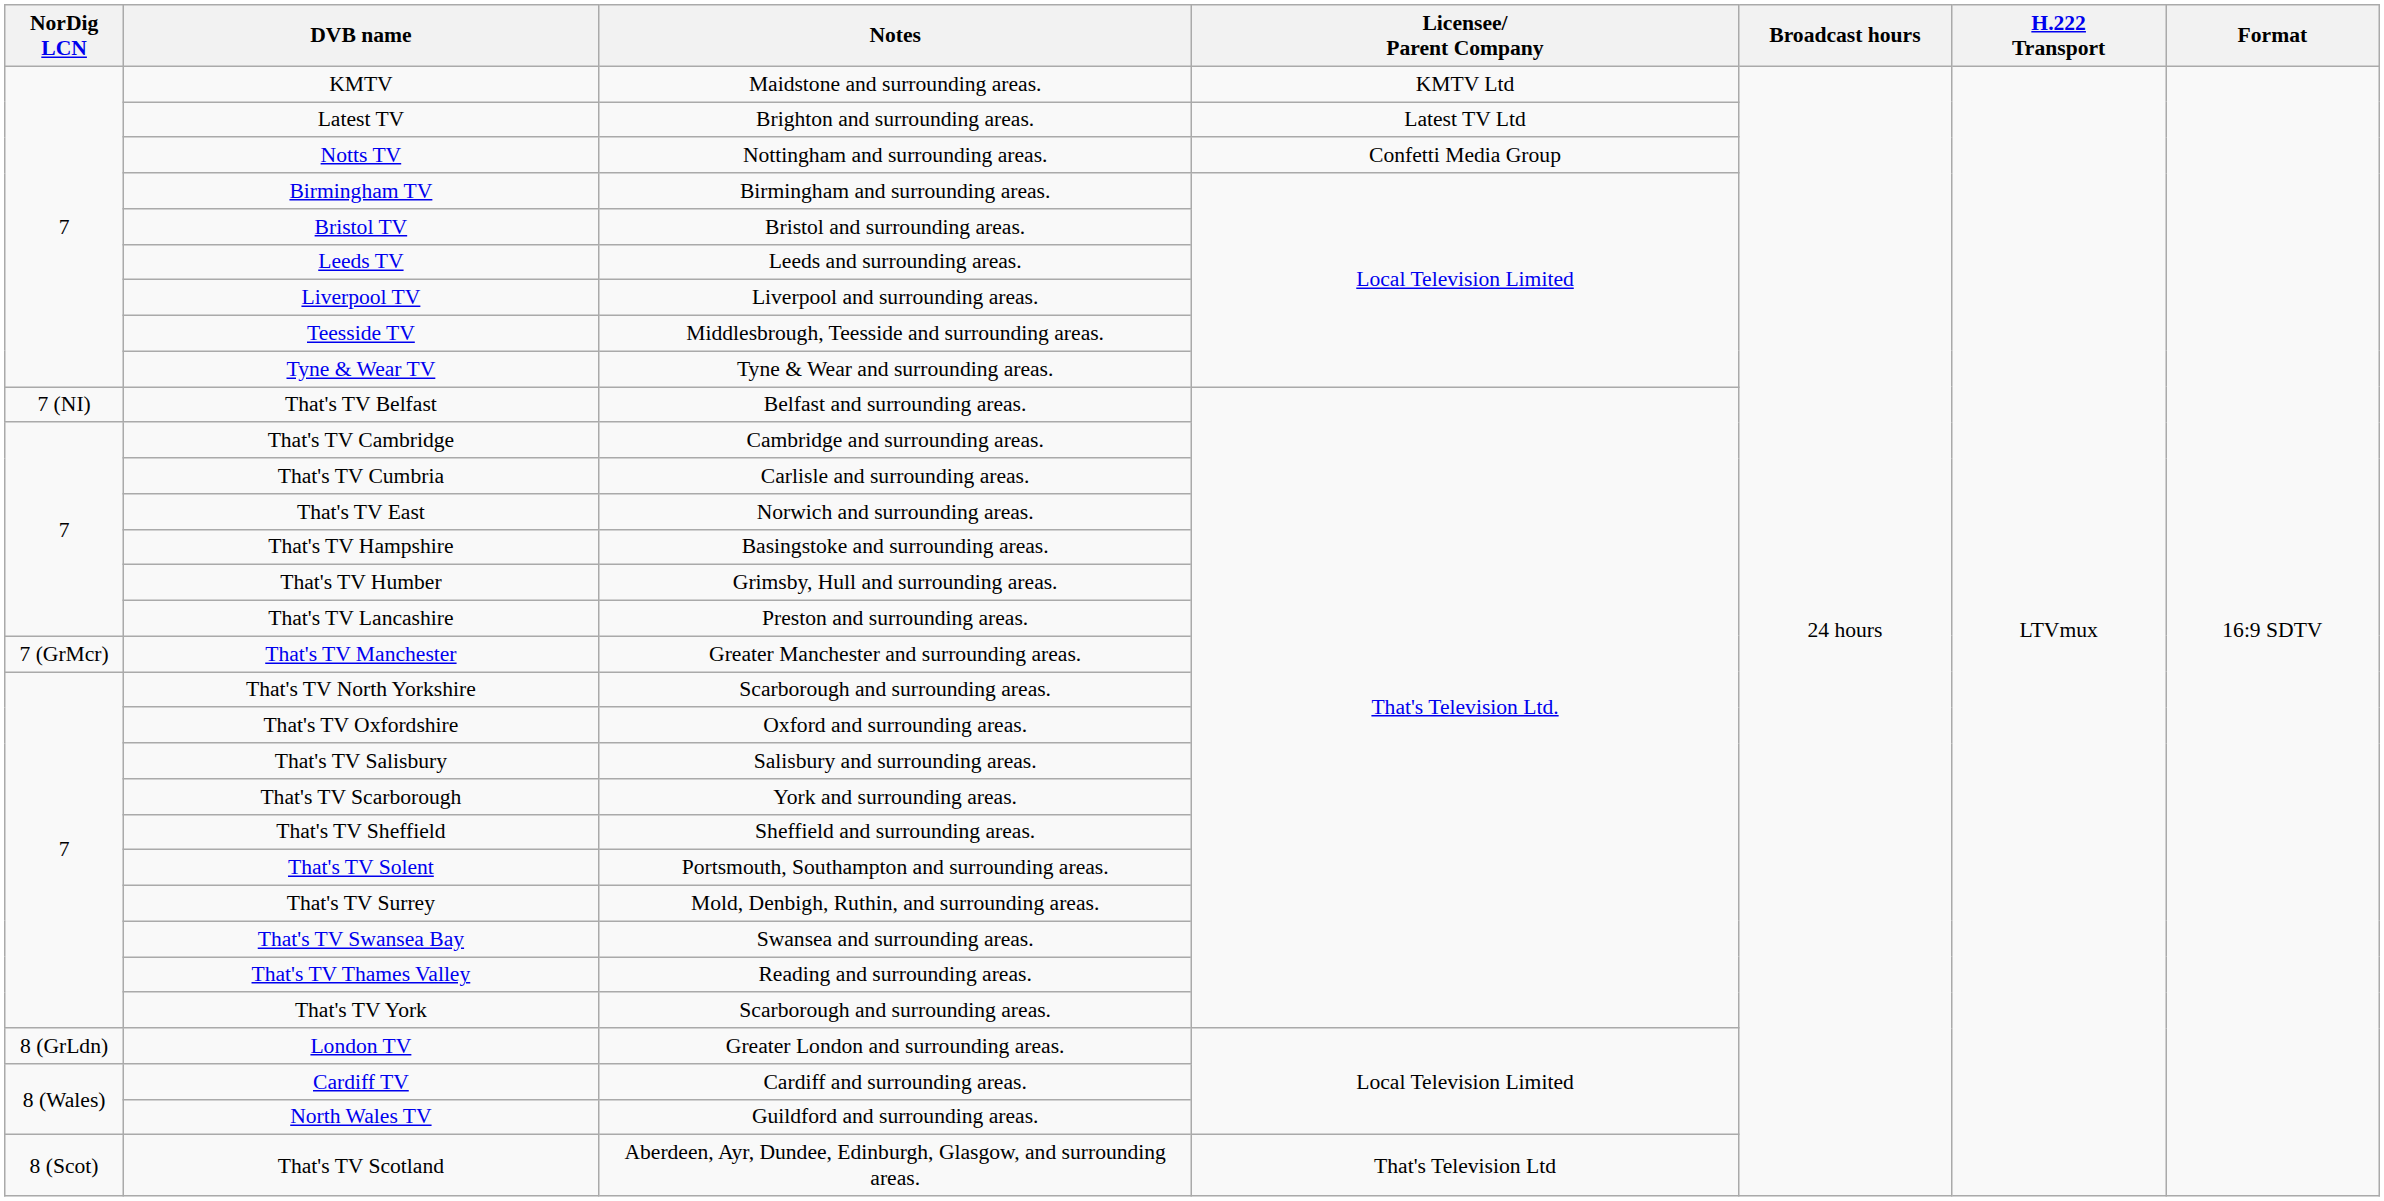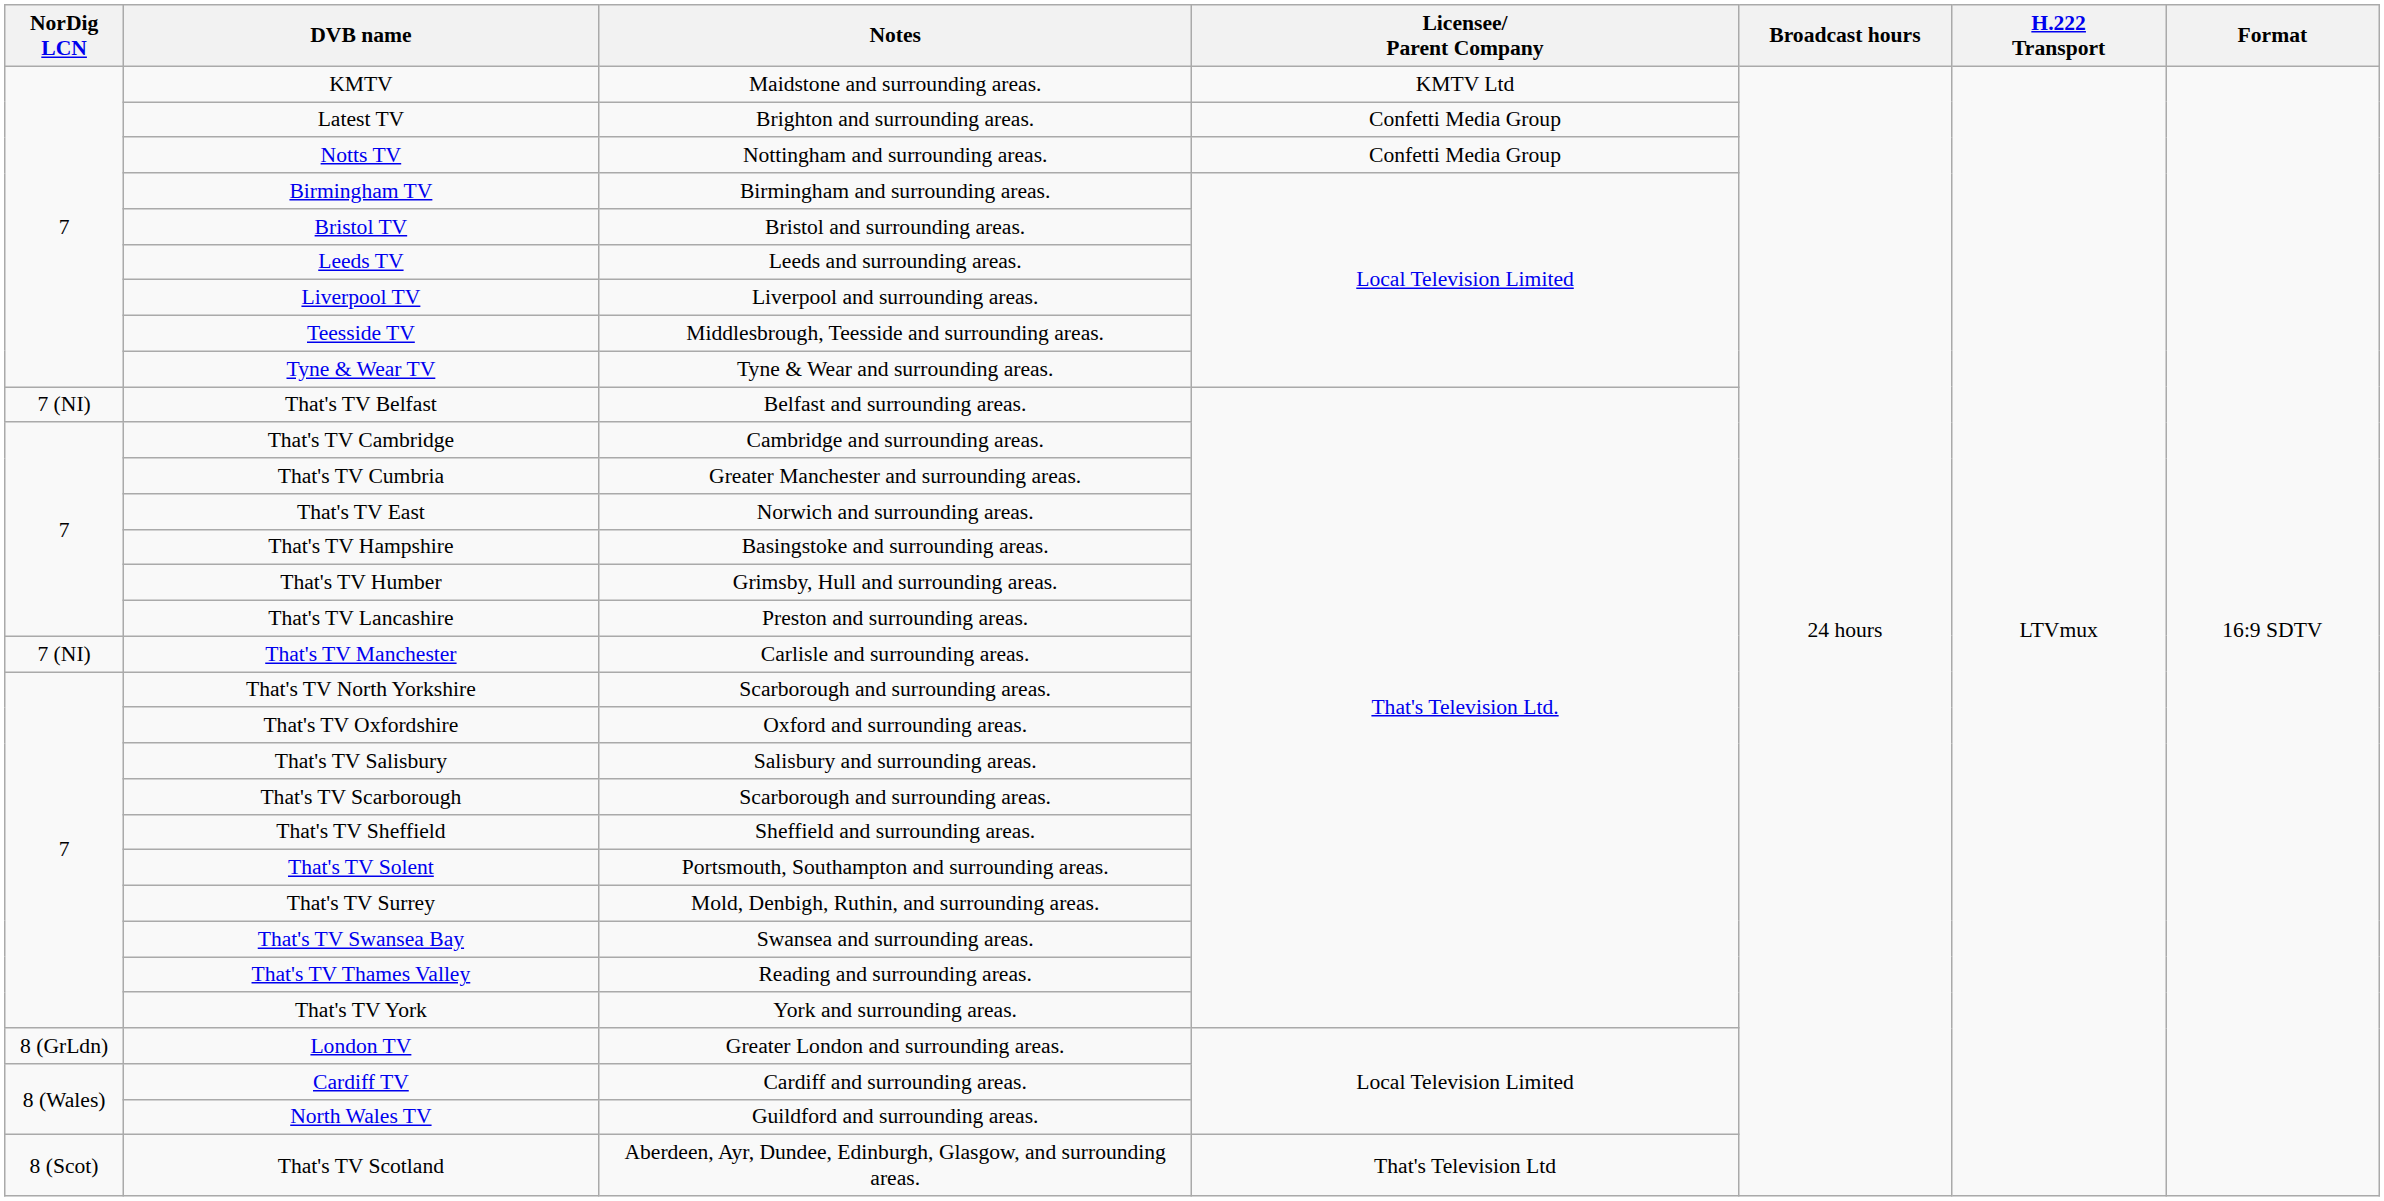(1465, 119) Latest TV Ltd -> (1465, 119) Confetti Media Group
(895, 475) Carlisle and surrounding areas. -> (895, 475) Greater Manchester and surrounding areas.
(64, 653) 7 (GrMcr) -> (64, 653) 7 (NI)
(895, 653) Greater Manchester and surrounding areas. -> (895, 653) Carlisle and surrounding areas.
(895, 796) York and surrounding areas. -> (895, 796) Scarborough and surrounding areas.
(895, 1010) Scarborough and surrounding areas. -> (895, 1010) York and surrounding areas.
